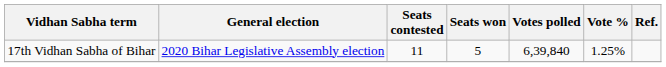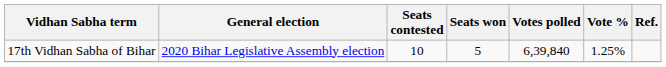(417, 51) 11 -> (417, 51) 10
